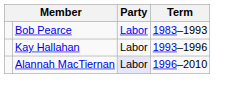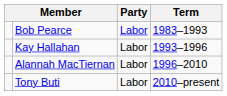(134, 64) lavender background -> (134, 64) no background
+ row: (37, 82)
